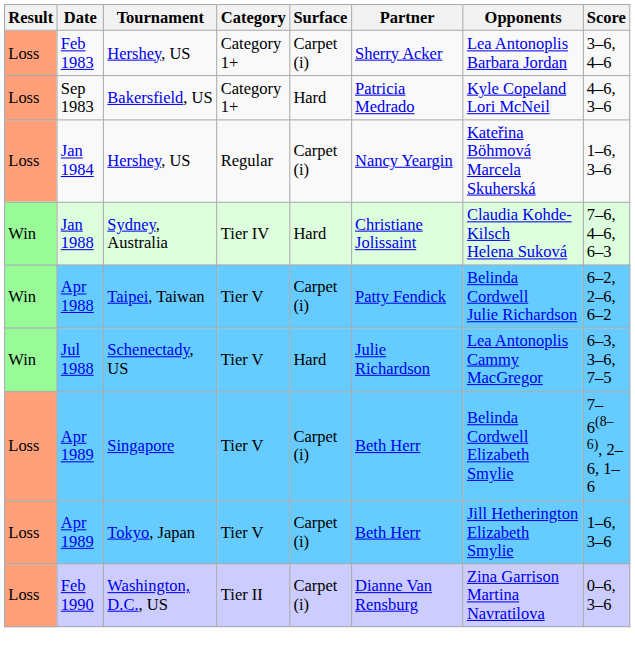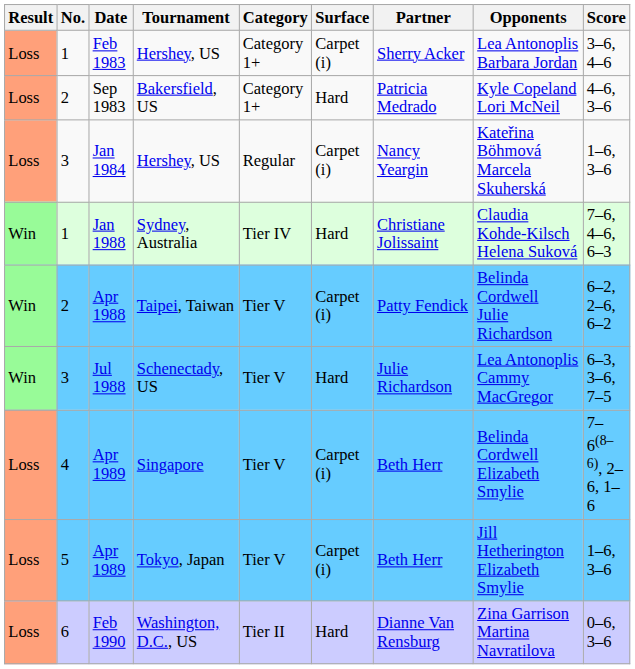+ column: (73, 17)
(315, 595) Carpet (i) -> (332, 632) Hard
